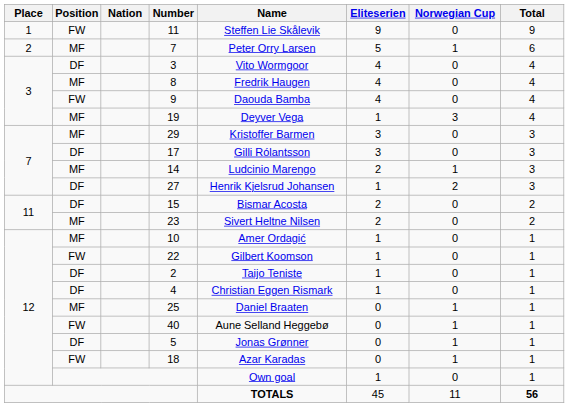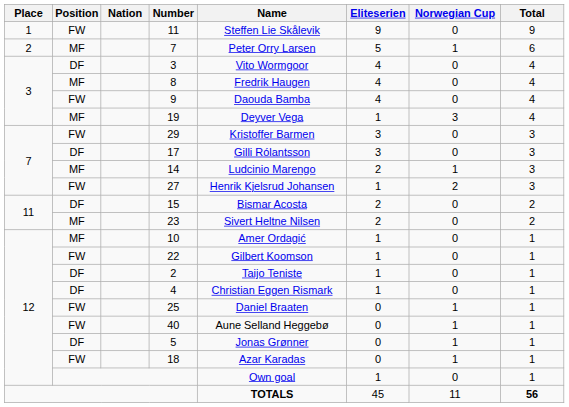(77, 134) MF -> (77, 134) FW
(77, 186) DF -> (77, 186) FW
(77, 308) MF -> (77, 308) FW
